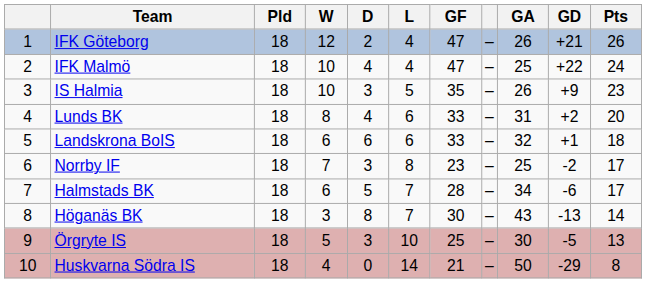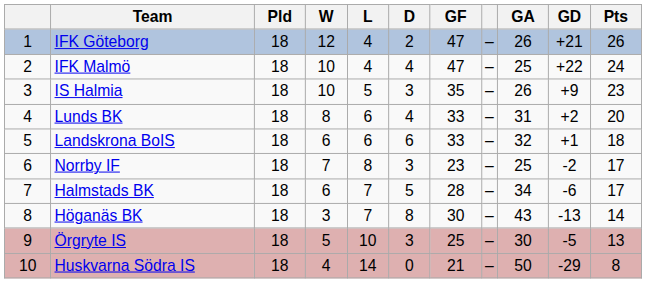columns swapped: (368, 16) <-> (409, 16)
